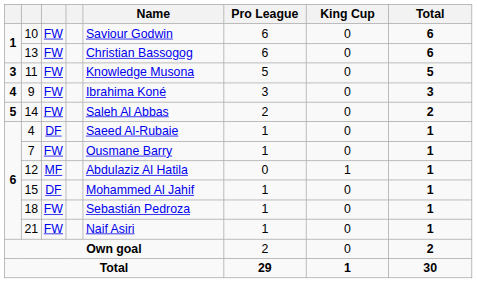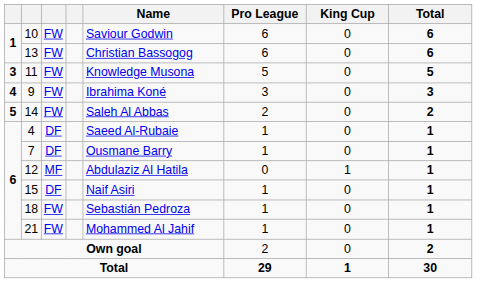(53, 151) FW -> (53, 151) DF
(140, 190) Mohammed Al Jahif -> (110, 190) Naif Asiri
(110, 229) Naif Asiri -> (140, 229) Mohammed Al Jahif
